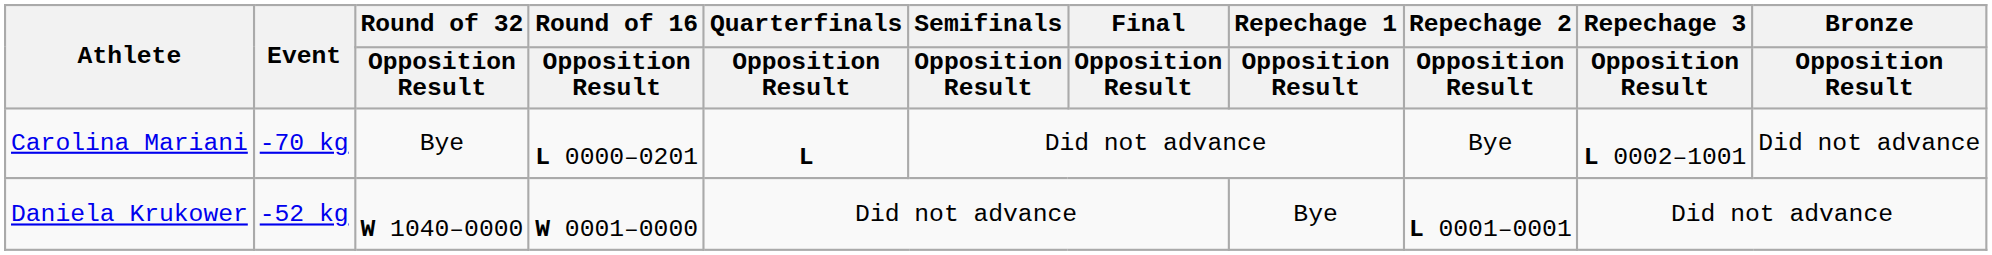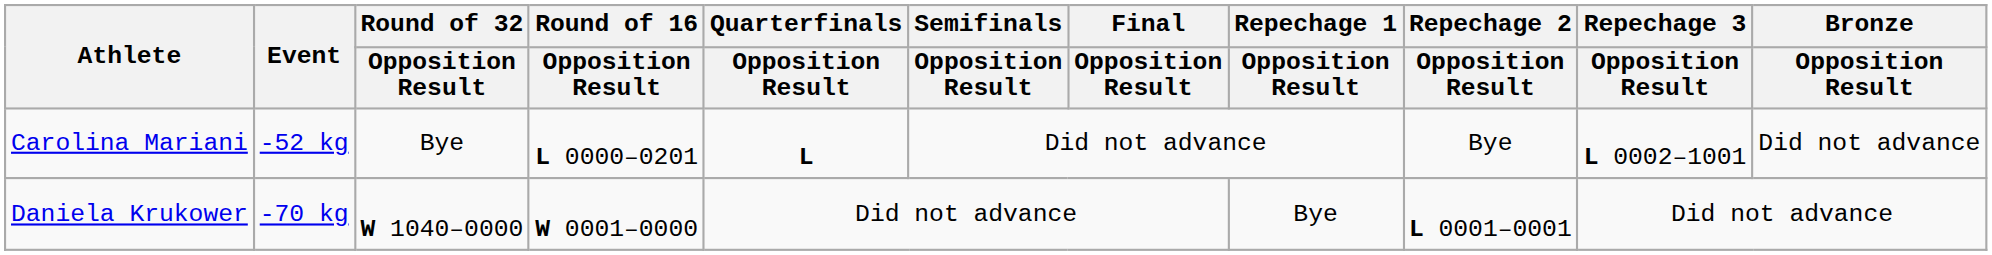(304, 143) -70 kg -> (304, 143) -52 kg
(304, 214) -52 kg -> (304, 214) -70 kg
